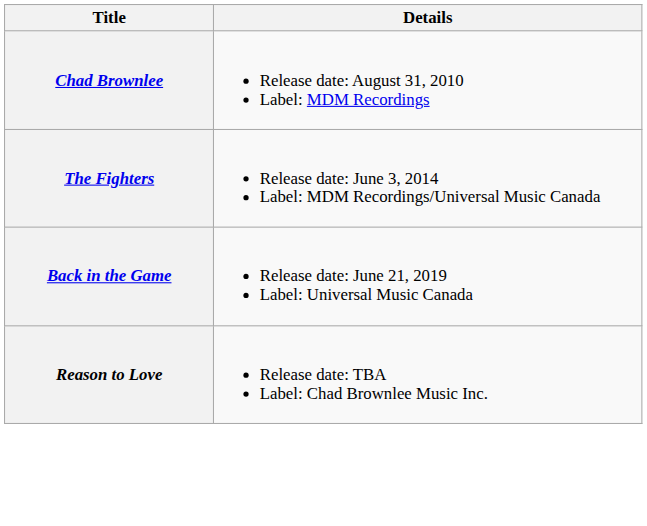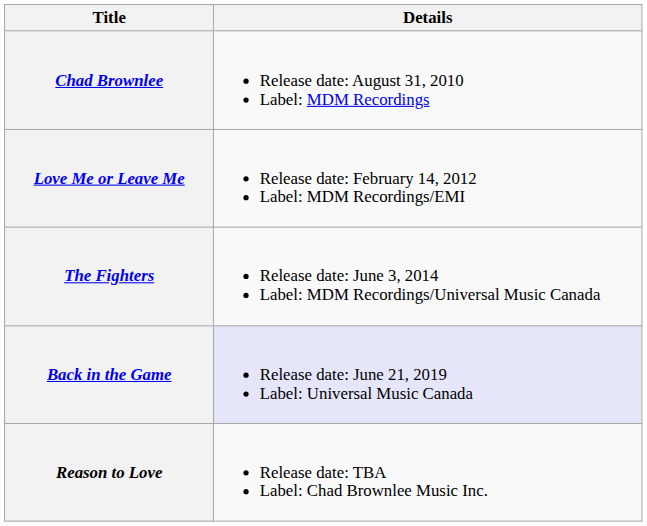+ row: (109, 178)
(428, 286) no background -> (428, 384) lavender background
